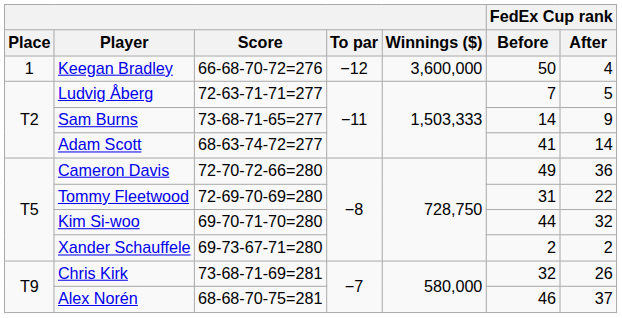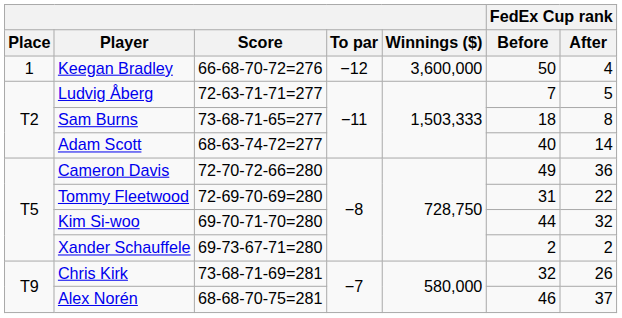(547, 119) 14 -> (547, 119) 18
(608, 119) 9 -> (608, 119) 8
(547, 145) 41 -> (547, 145) 40
